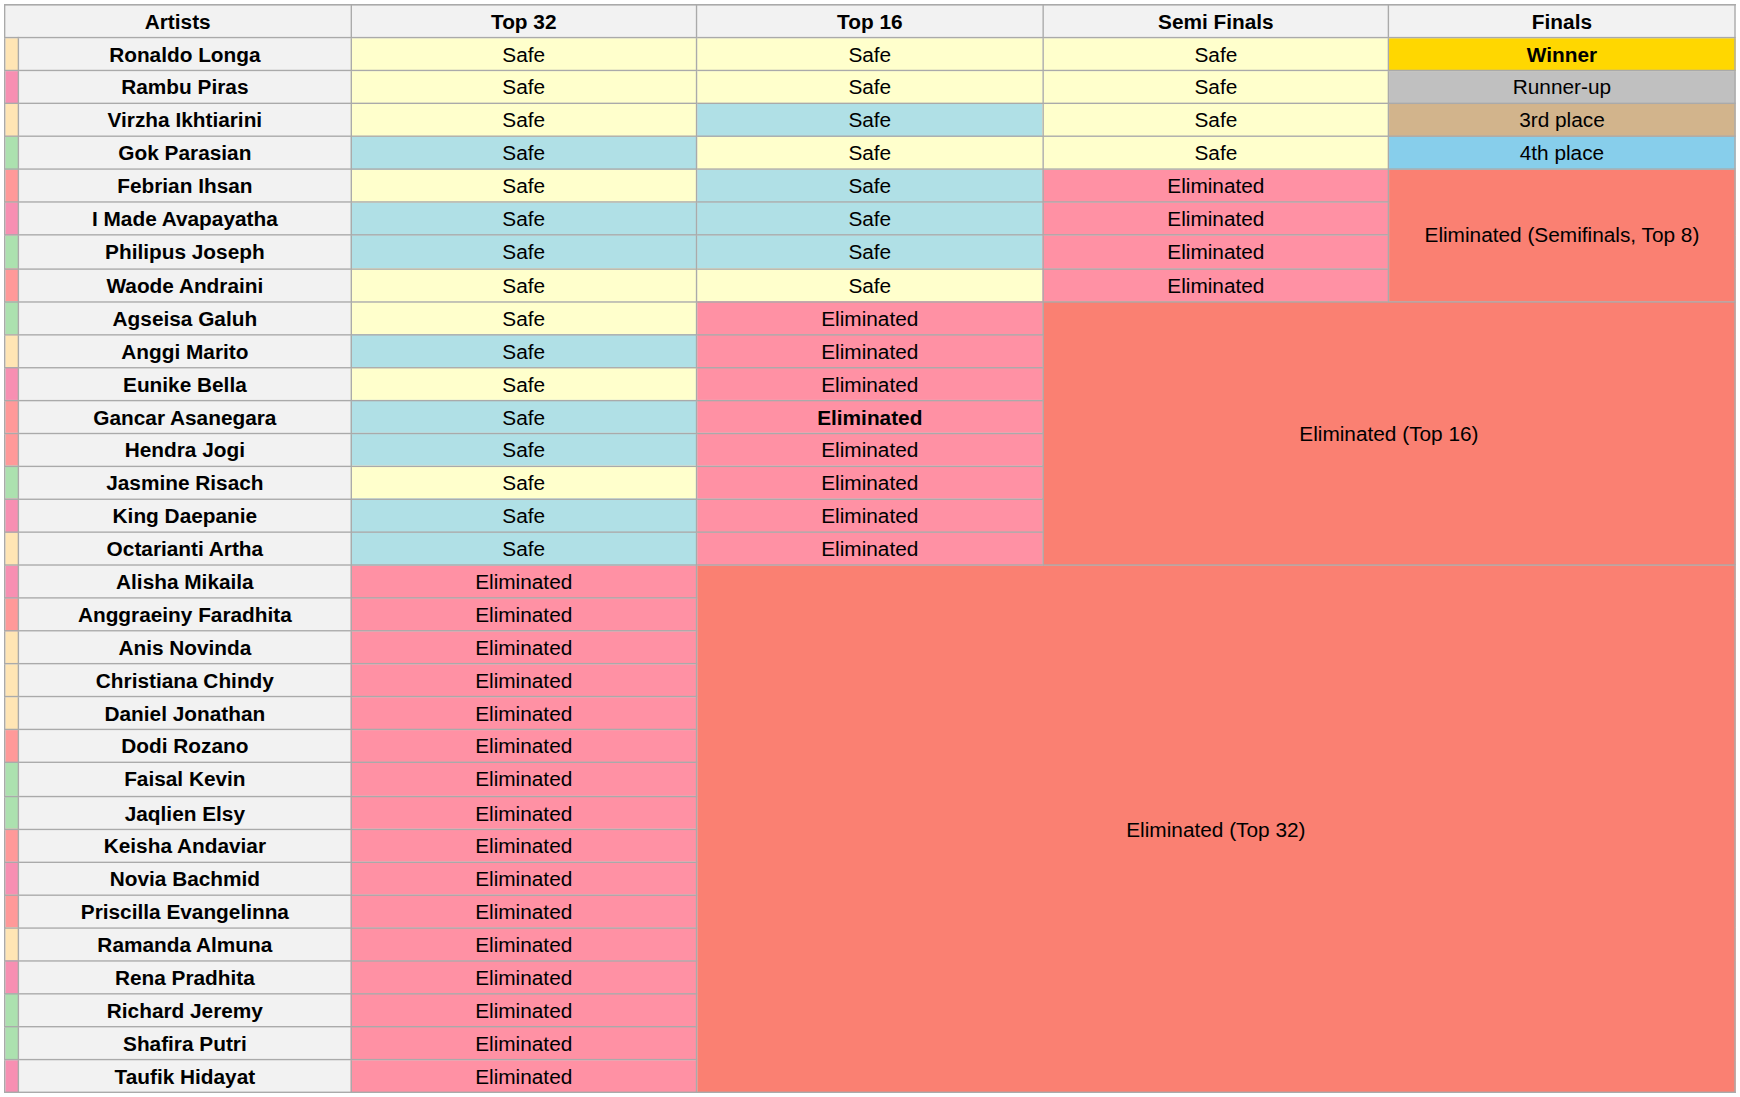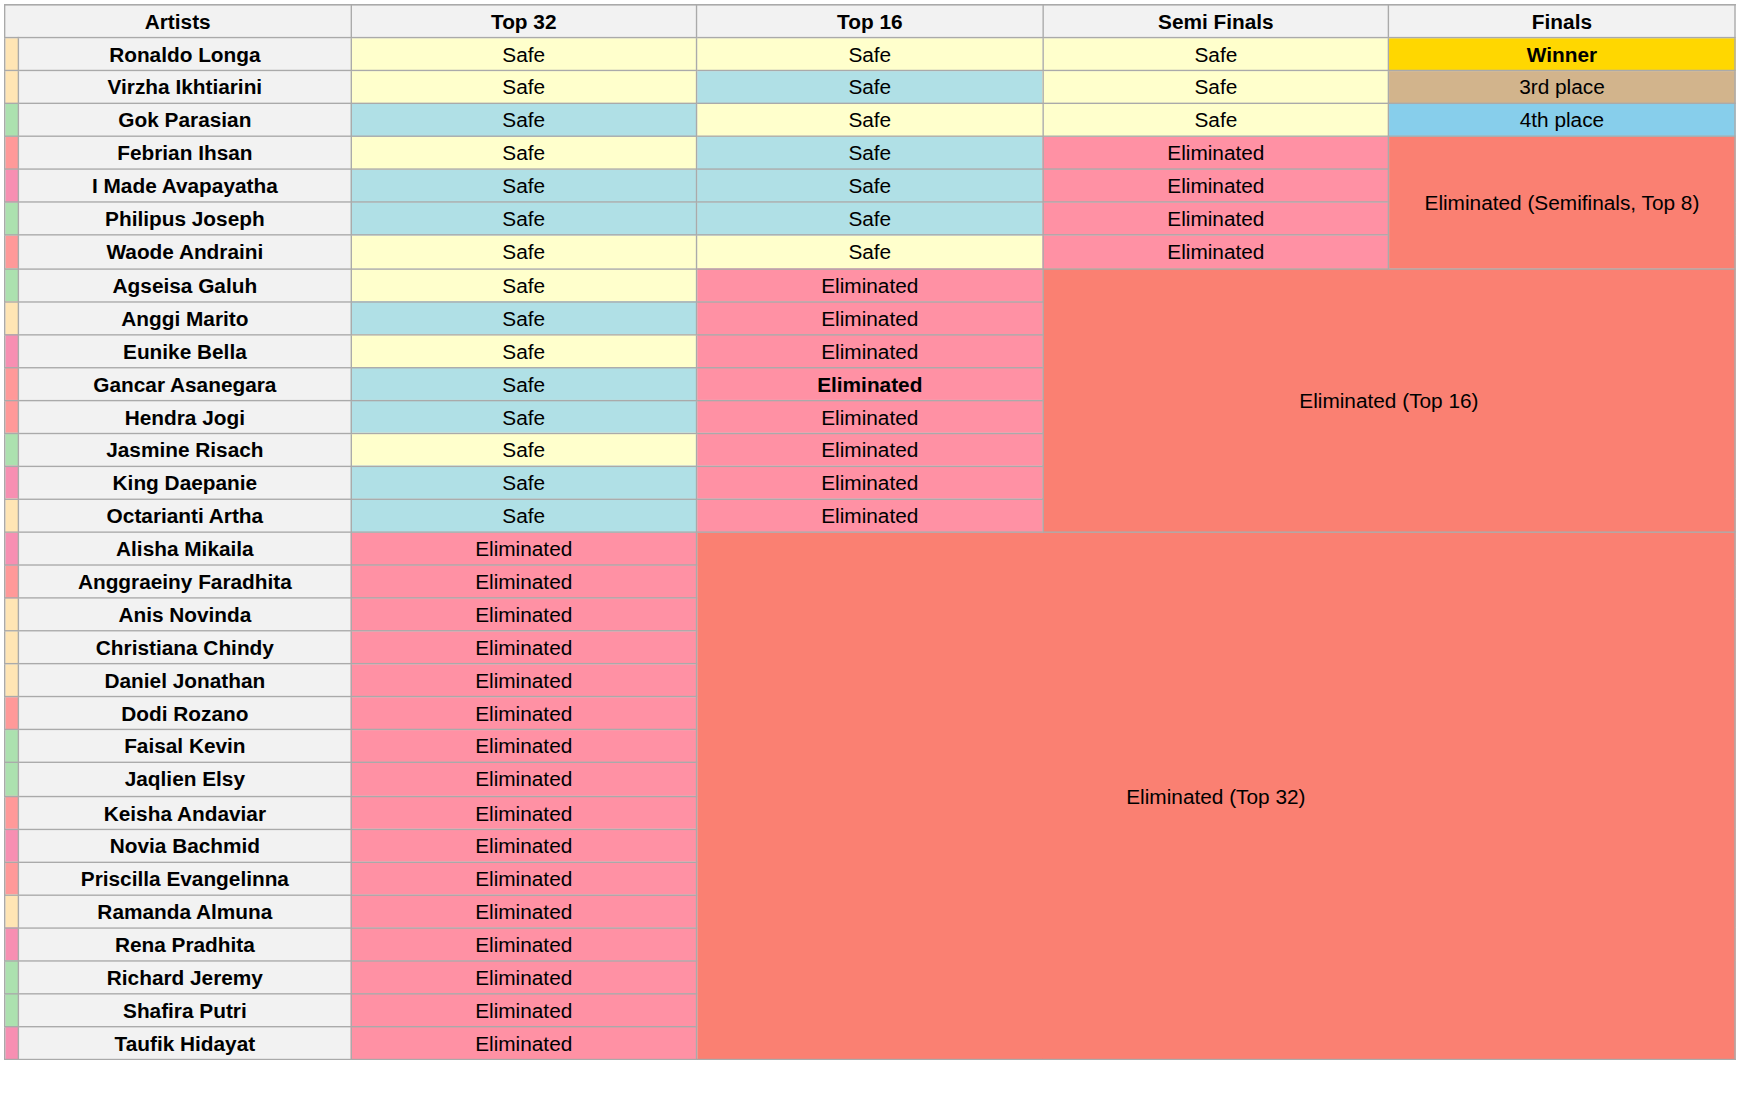- row: (185, 87)
